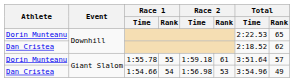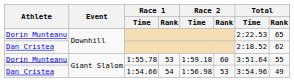(169, 59) 55 -> (169, 59) 53
(224, 59) 61 -> (224, 59) 60
(279, 59) 57 -> (279, 59) 55
